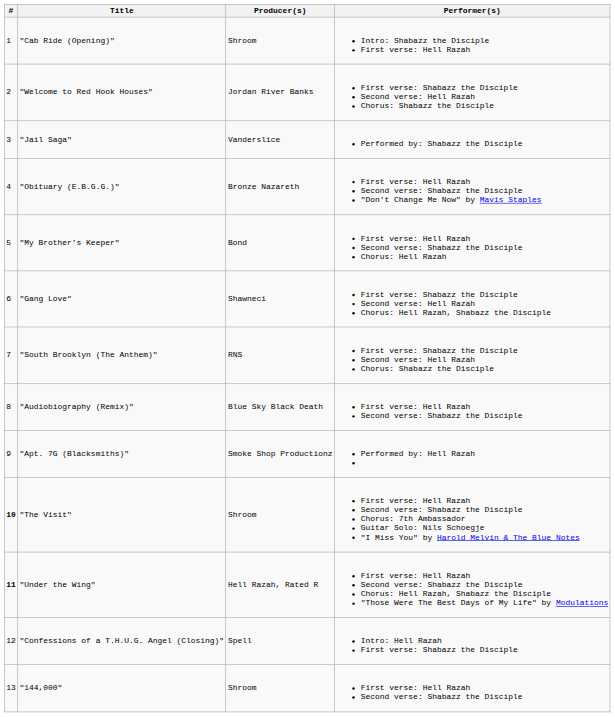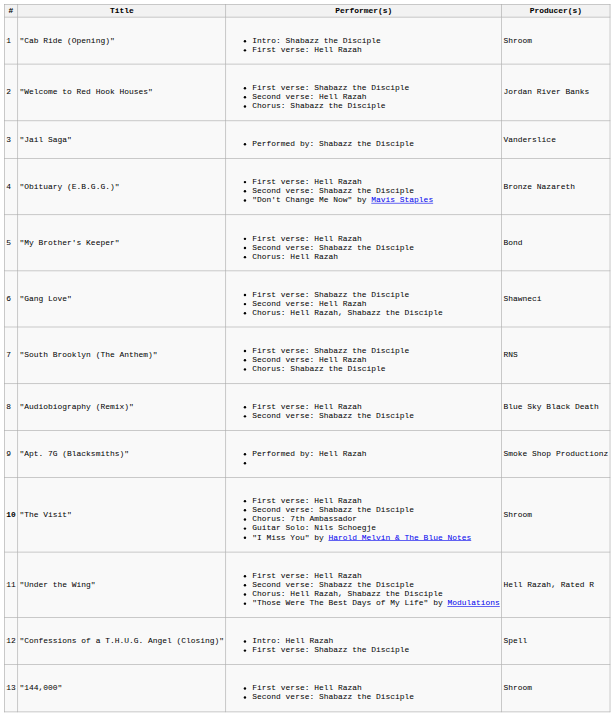columns swapped: (280, 11) <-> (472, 11)
(11, 585) bold -> (11, 585) normal
